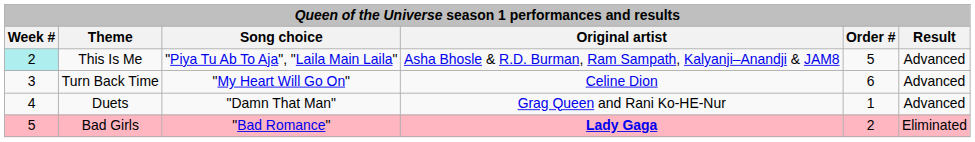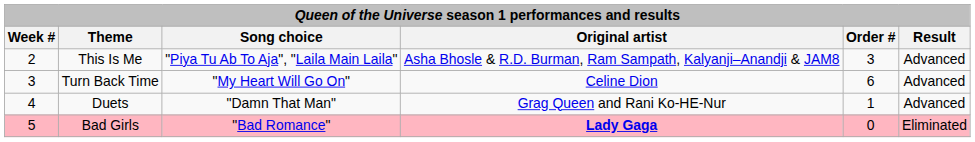(32, 59) paleturquoise background -> (32, 59) no background
(871, 59) 5 -> (871, 59) 3
(871, 125) 2 -> (871, 125) 0
